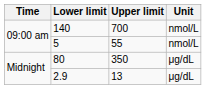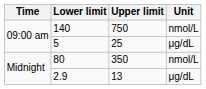(120, 28) 700 -> (120, 28) 750
(117, 44) 55 -> (117, 44) 25
(184, 44) nmol/L -> (181, 44) μg/dL
(181, 60) μg/dL -> (184, 60) nmol/L
